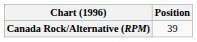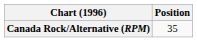(172, 28) 39 -> (172, 28) 35
